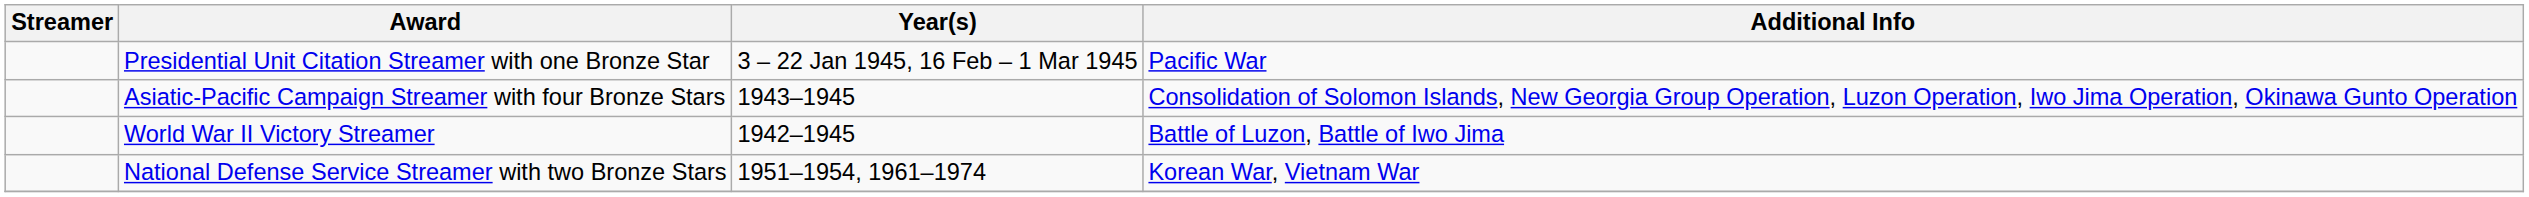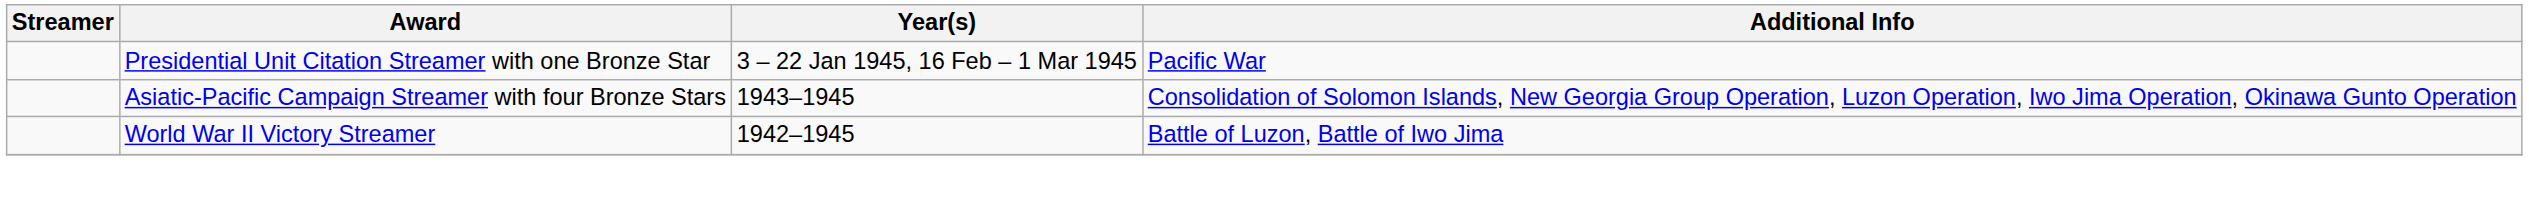- row: (425, 172)
